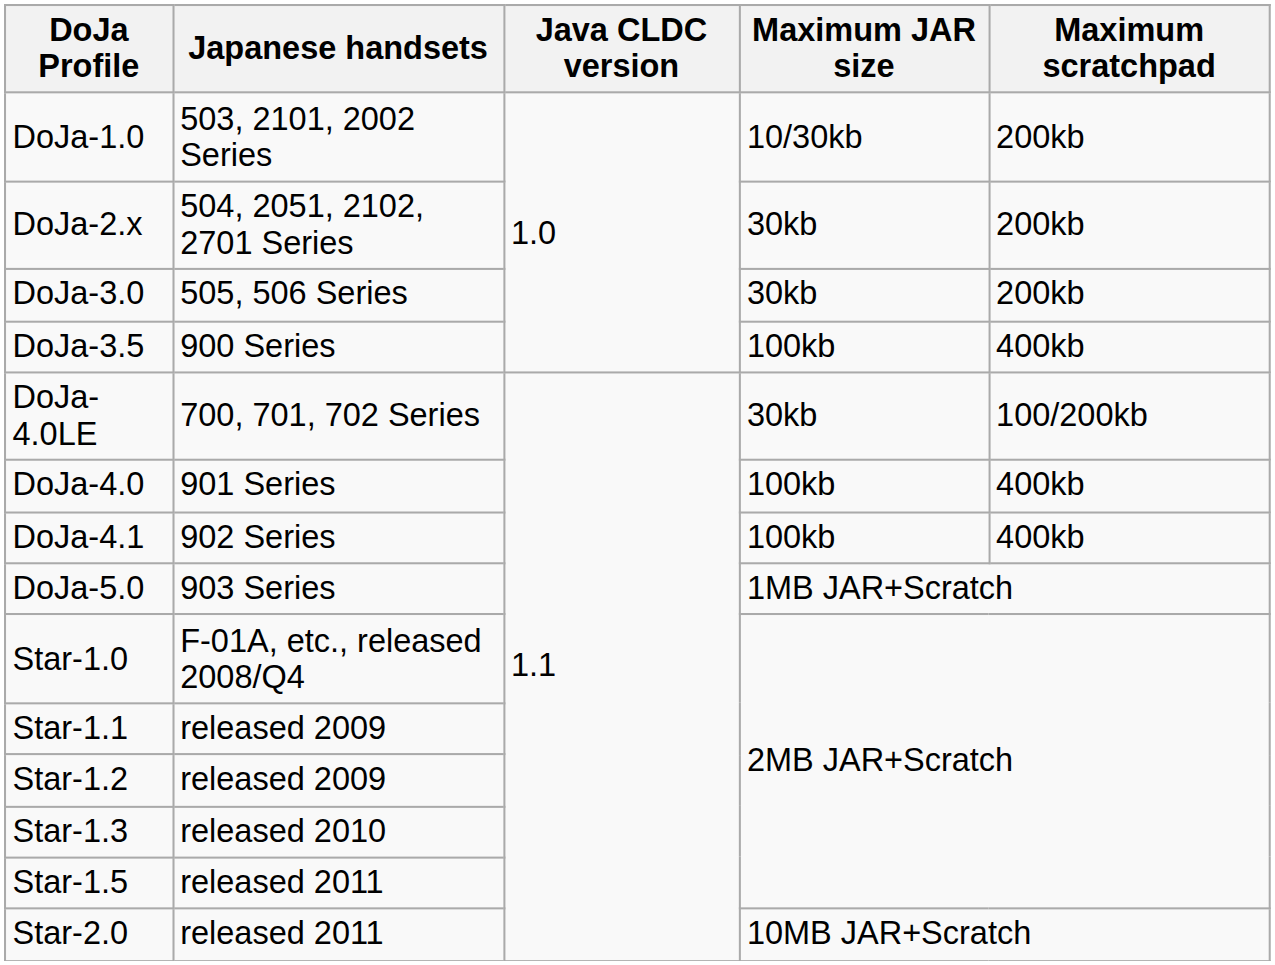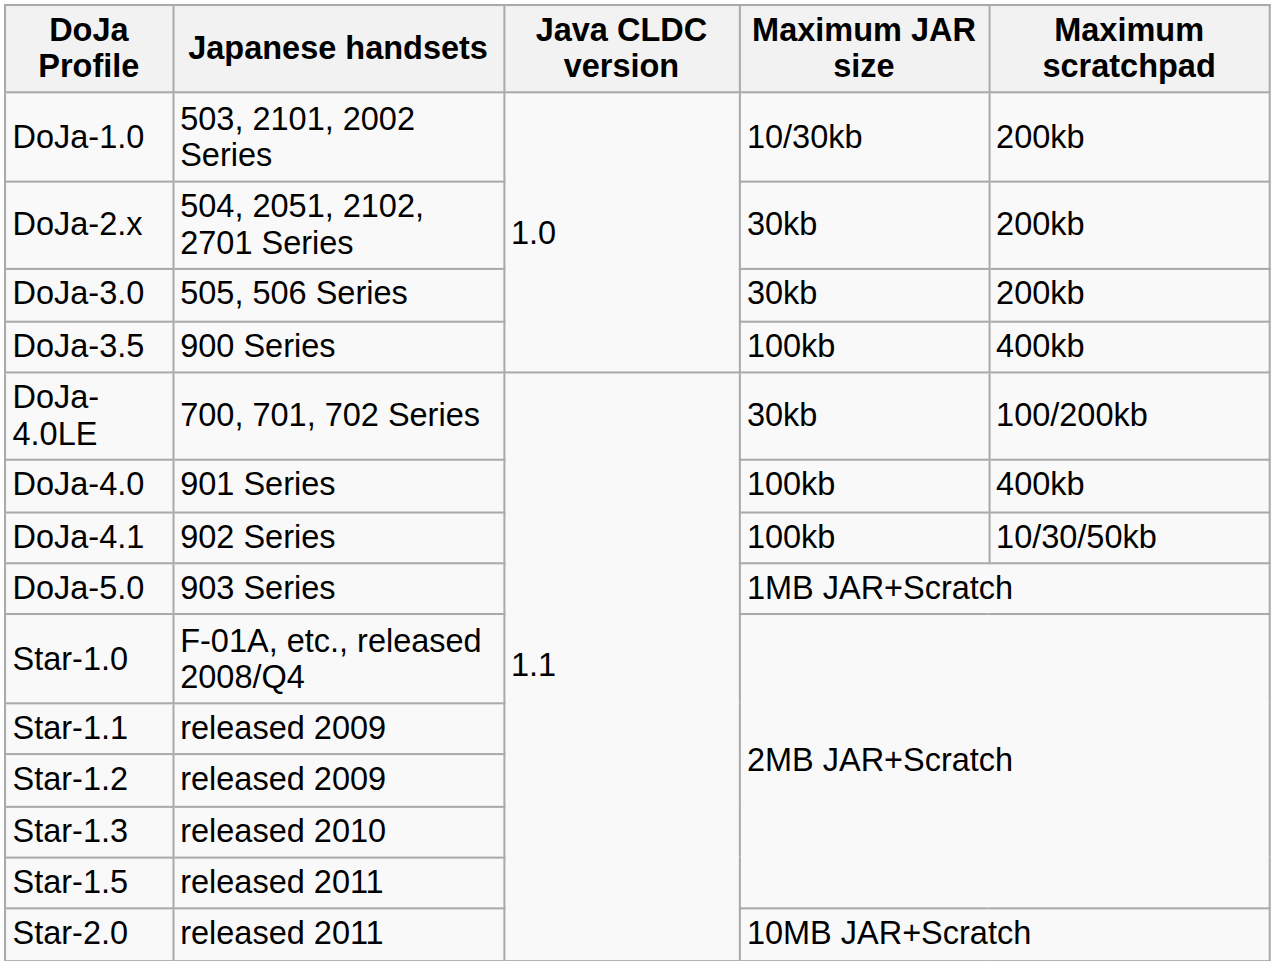(1040, 536) 400kb -> (1076, 536) 10/30/50kb
